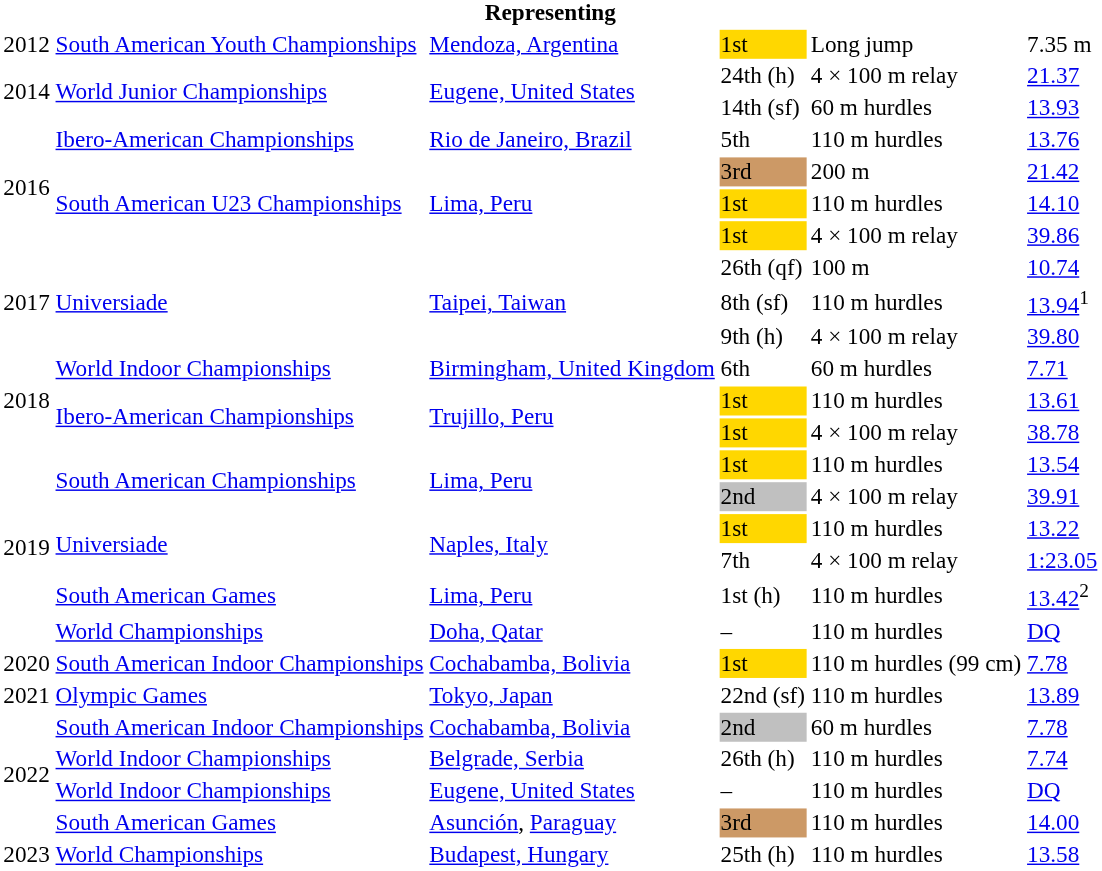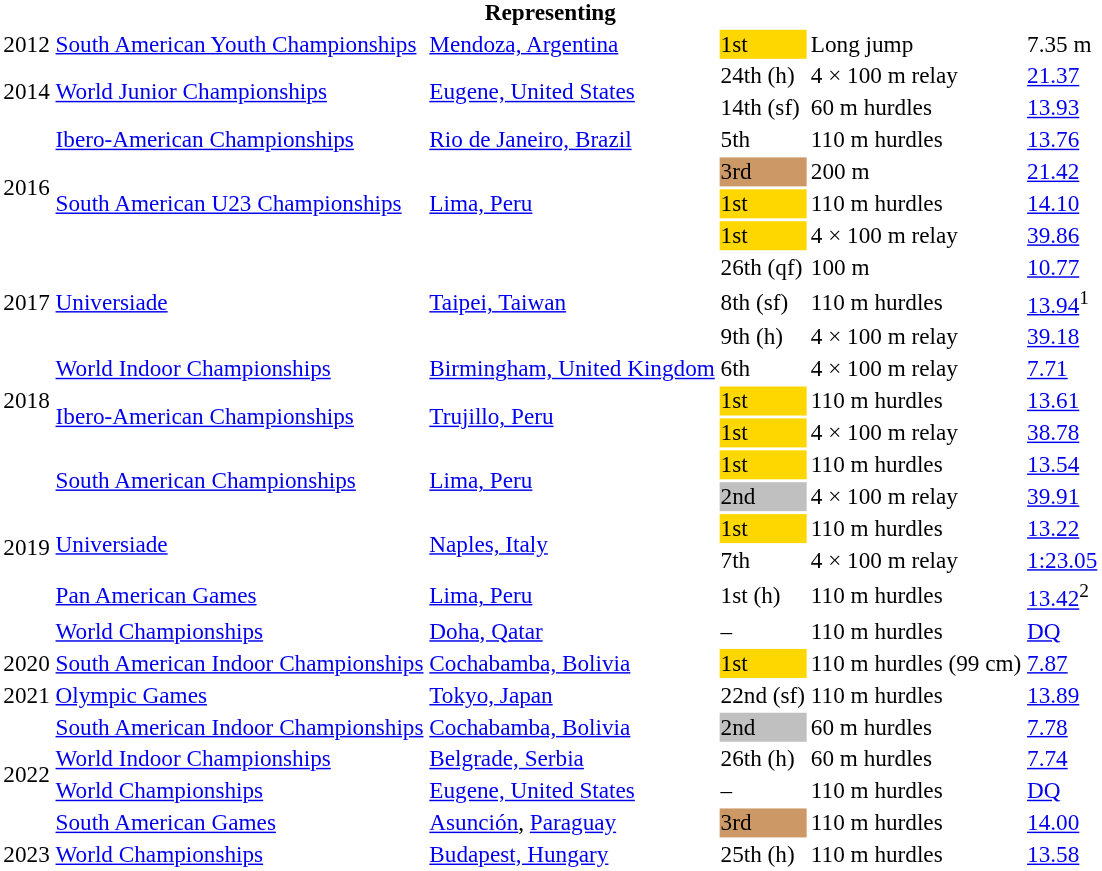(1053, 267) 10.74 -> (1053, 267) 10.77
(1053, 337) 39.80 -> (1053, 337) 39.18
(871, 369) 60 m hurdles -> (884, 369) 4 × 100 m relay
(166, 595) South American Games -> (156, 595) Pan American Games
(1047, 662) 7.78 -> (1047, 662) 7.87
(877, 758) 110 m hurdles -> (871, 758) 60 m hurdles
(193, 790) World Indoor Championships -> (159, 790) World Championships
